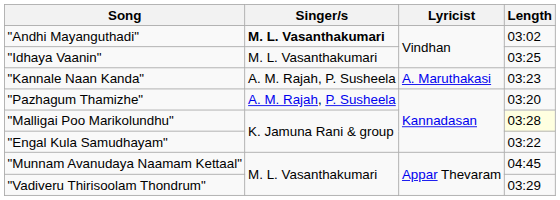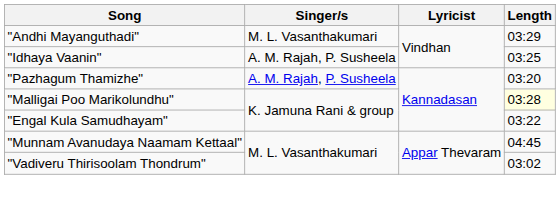(316, 36) bold -> (313, 36) normal
(524, 36) 03:02 -> (524, 36) 03:29
(313, 58) M. L. Vasanthakumari -> (322, 58) A. M. Rajah, P. Susheela
- row: (76, 79)
(524, 185) 03:29 -> (524, 163) 03:02
